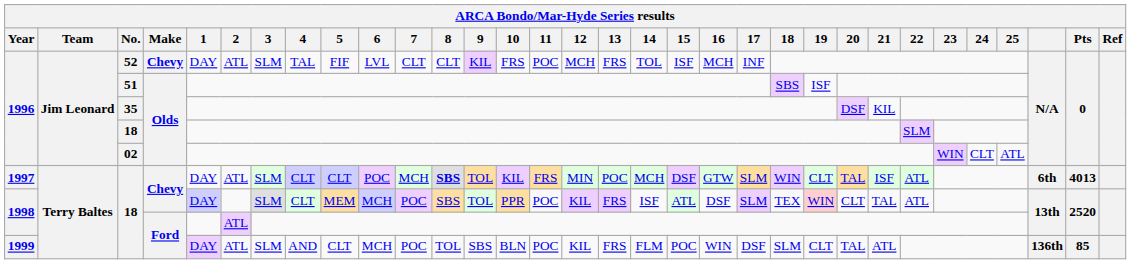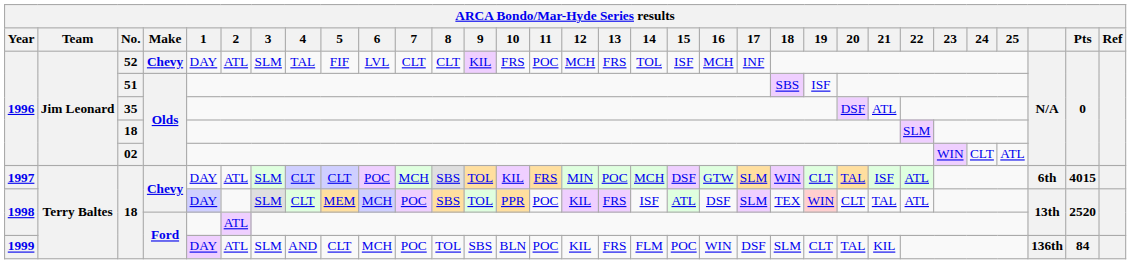(884, 108) KIL -> (884, 108) ATL
(448, 177) bold -> (448, 177) normal
(1083, 177) 4013 -> (1083, 177) 4015
(884, 246) ATL -> (884, 246) KIL
(1083, 246) 85 -> (1083, 246) 84
